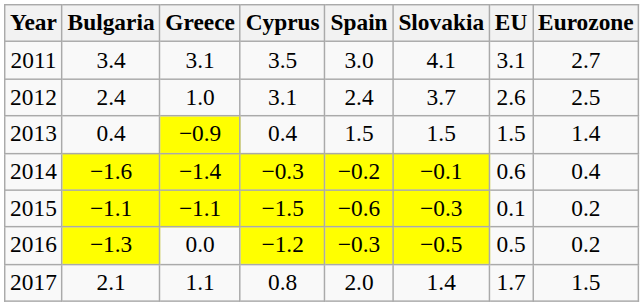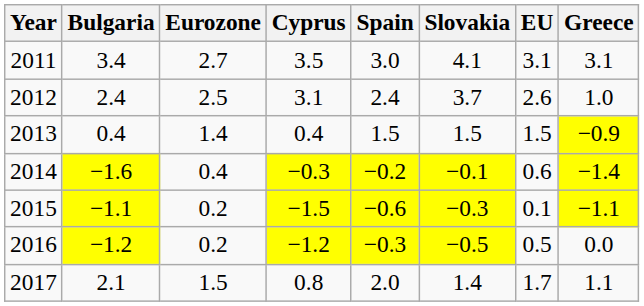columns swapped: (200, 23) <-> (586, 23)
(111, 245) −1.3 -> (111, 245) −1.2
